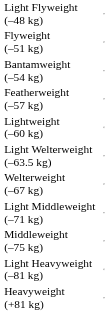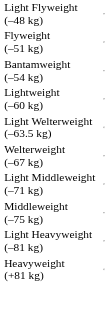- row: (37, 99)
